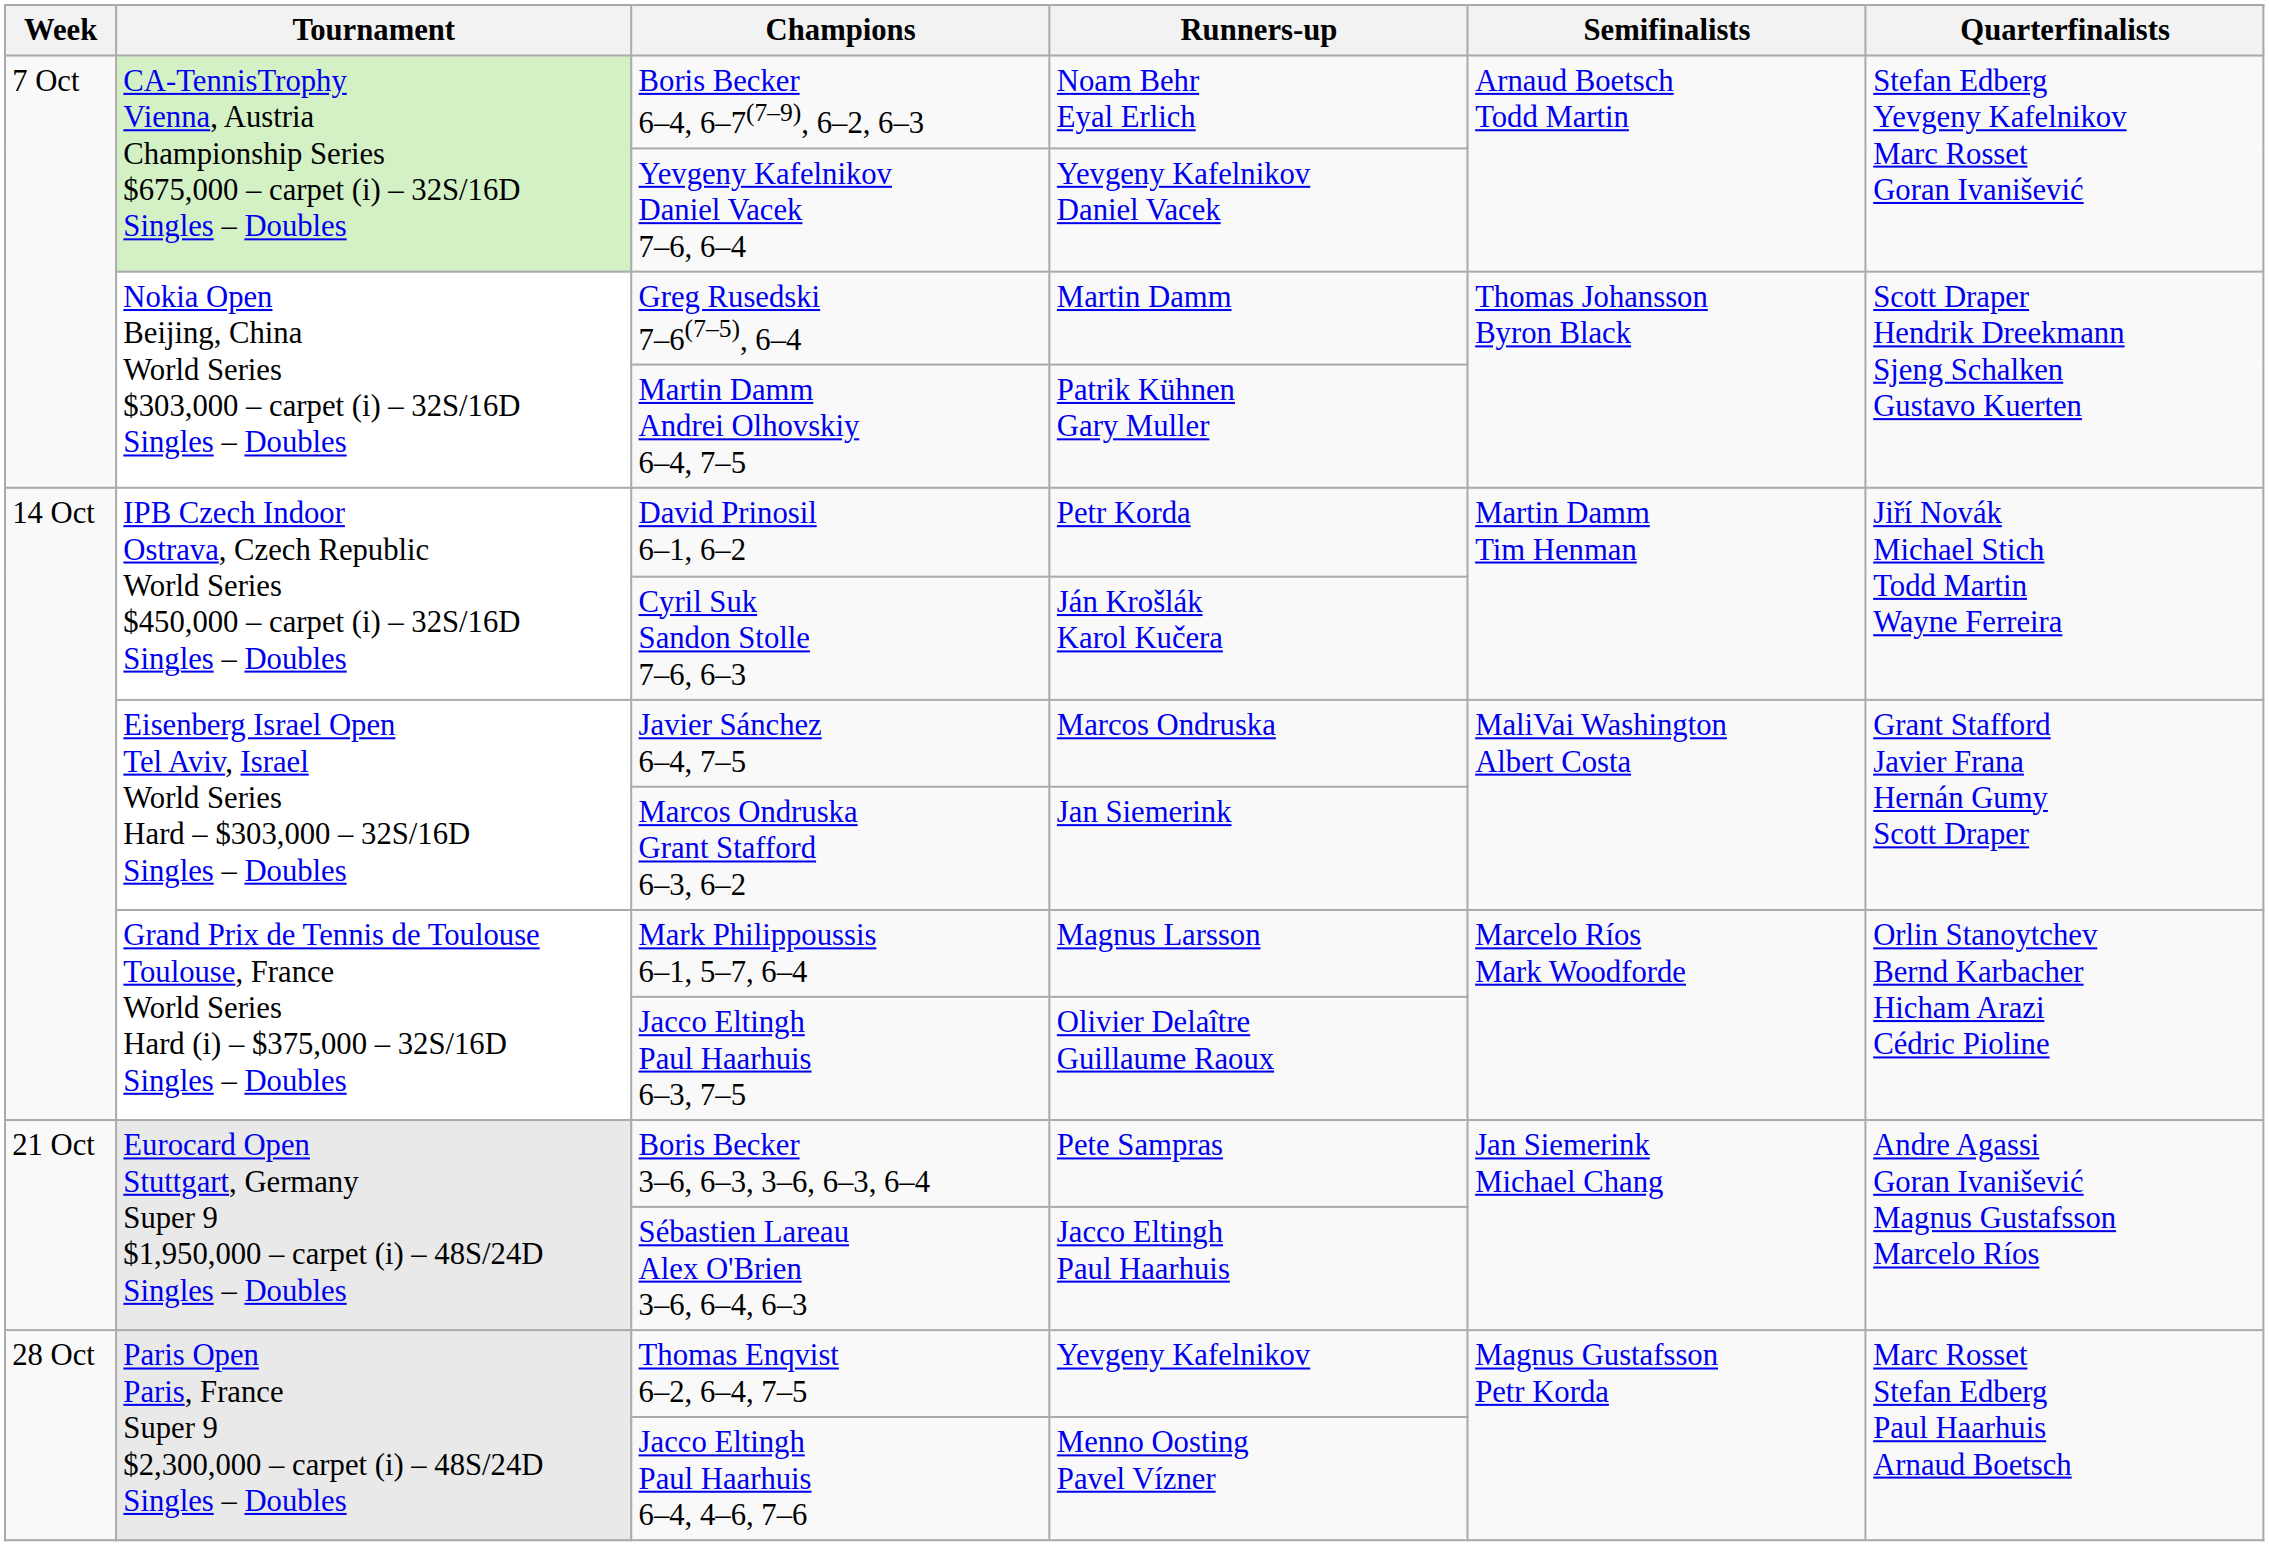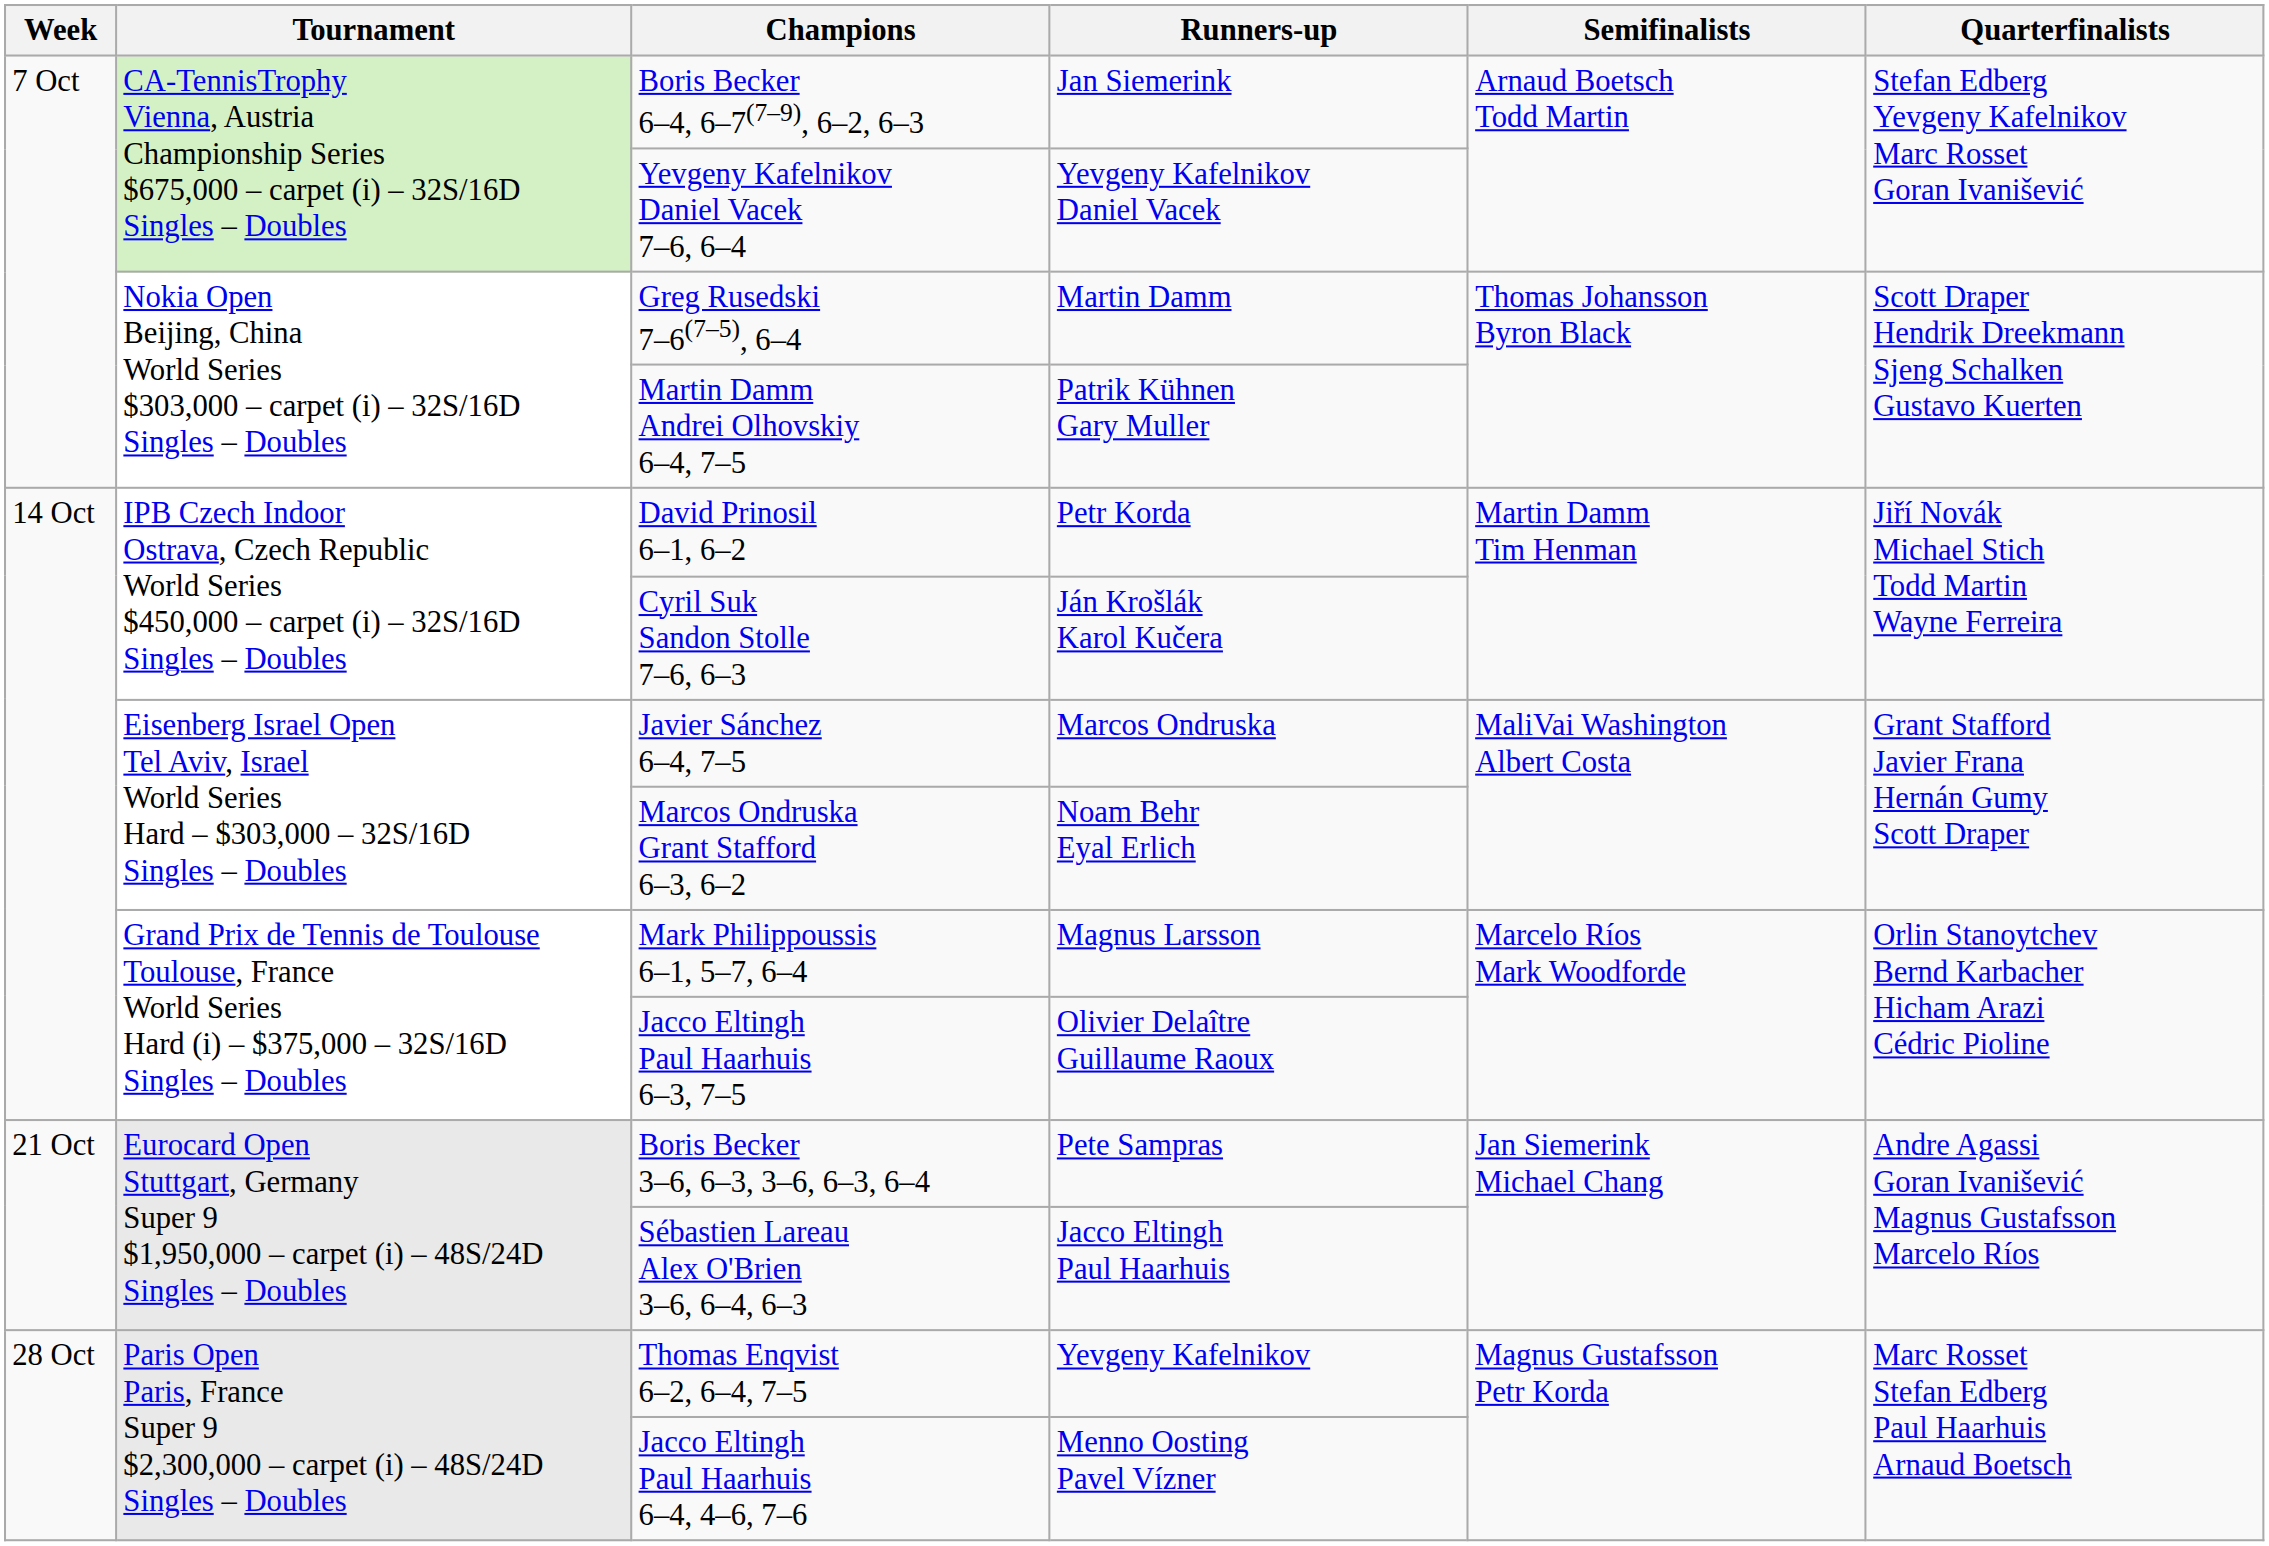(1128, 98) Noam Behr Eyal Erlich -> (1144, 80) Jan Siemerink
(1144, 810) Jan Siemerink -> (1128, 829) Noam Behr Eyal Erlich
